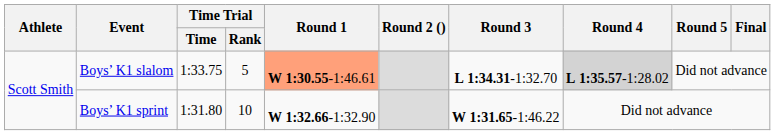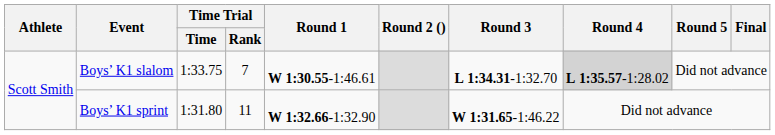(245, 70) 5 -> (245, 70) 7
(322, 78) lightsalmon background -> (322, 78) no background
(245, 110) 10 -> (245, 110) 11
